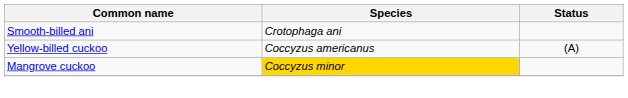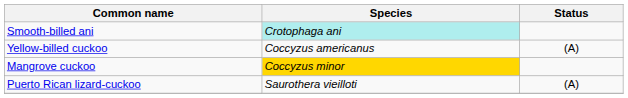(303, 31) no background -> (303, 31) paleturquoise background
+ row: (74, 84)
